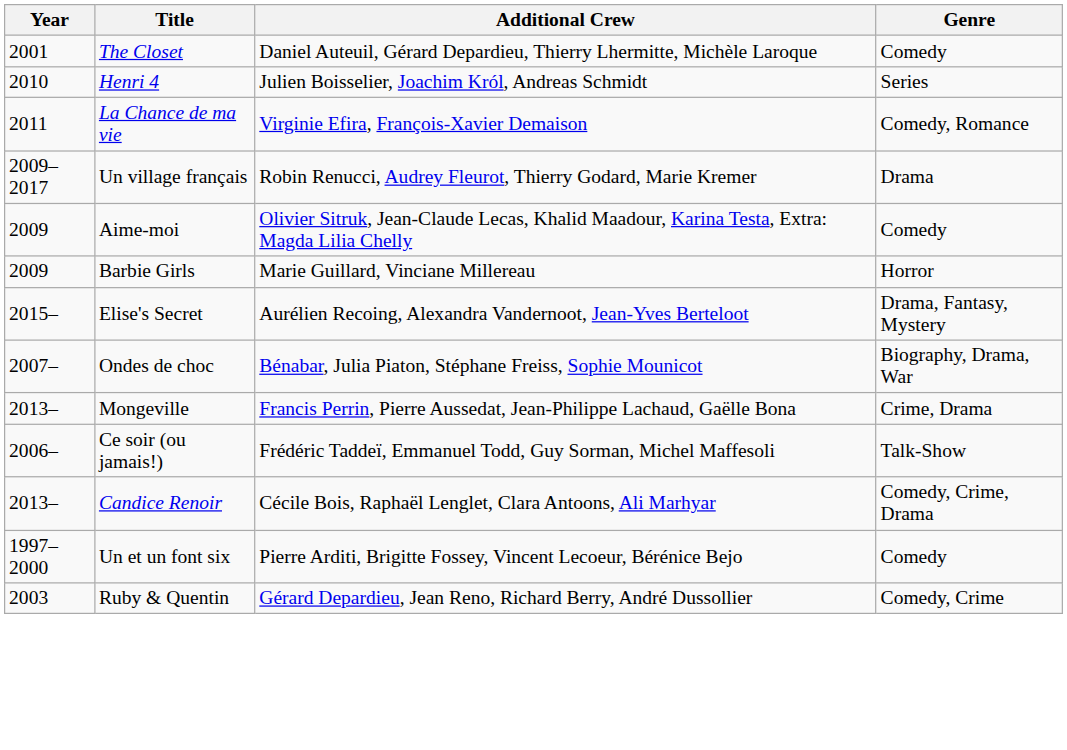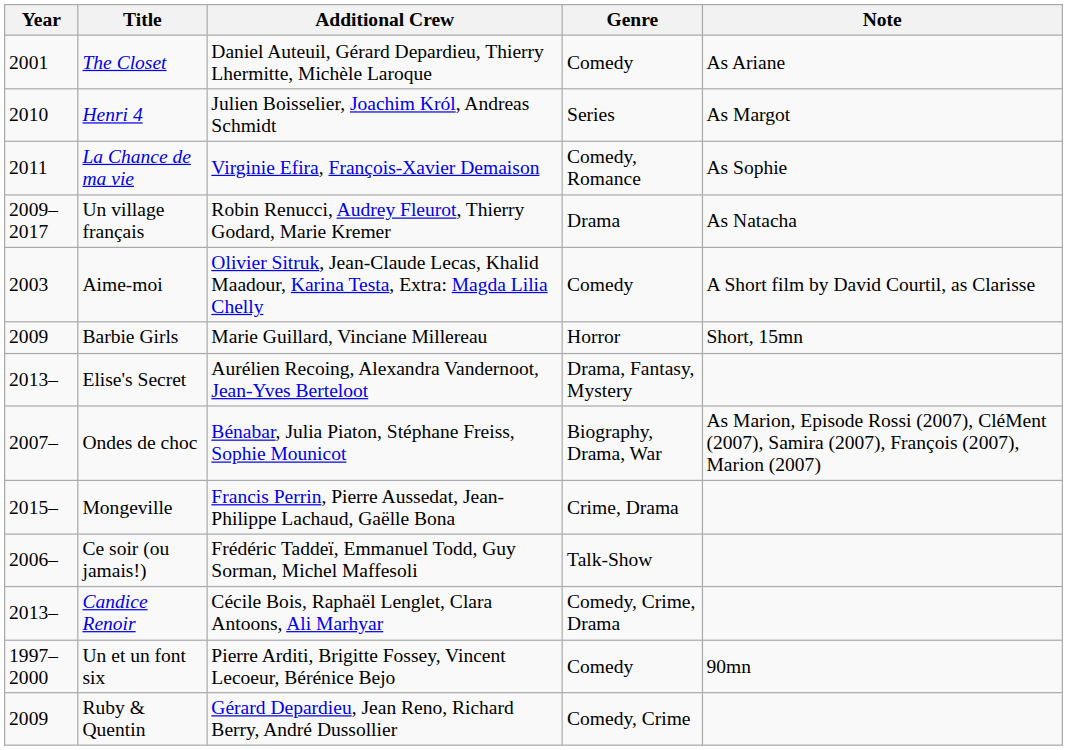+ column: (882, 19)
(29, 229) 2009 -> (29, 284) 2003
(34, 313) 2015– -> (34, 379) 2013–
(34, 408) 2013– -> (34, 507) 2015–
(29, 598) 2003 -> (29, 718) 2009
